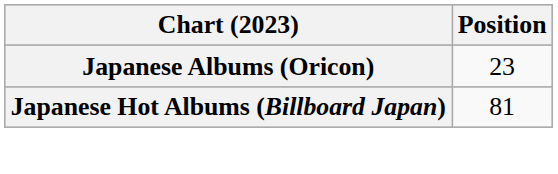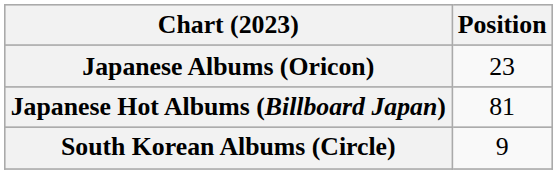+ row: (228, 147)
